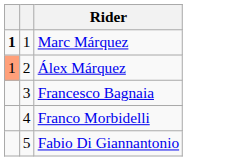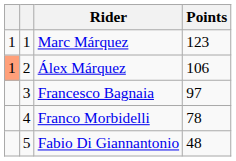+ column: (207, 17)
(12, 42) bold -> (12, 42) normal
